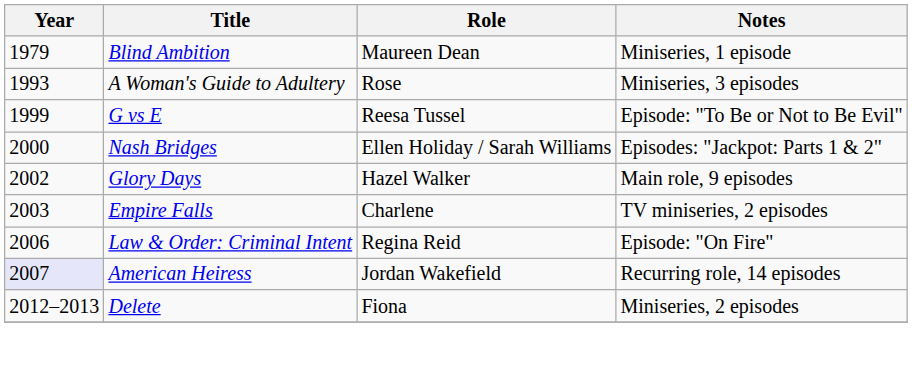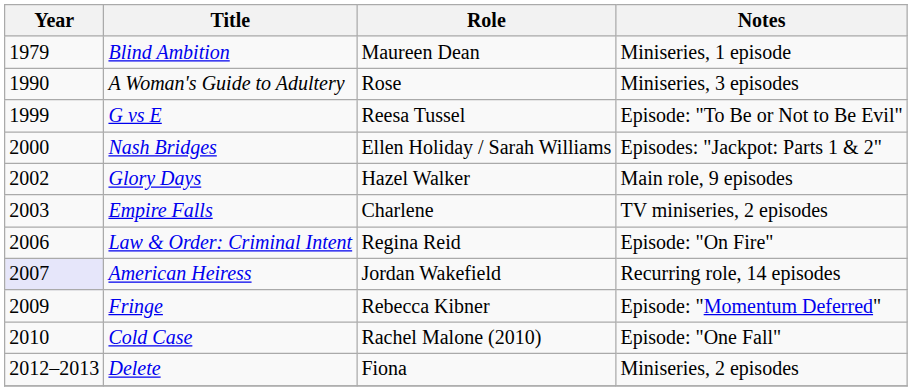(29, 83) 1993 -> (29, 83) 1990
+ row: (136, 305)
+ row: (150, 337)
